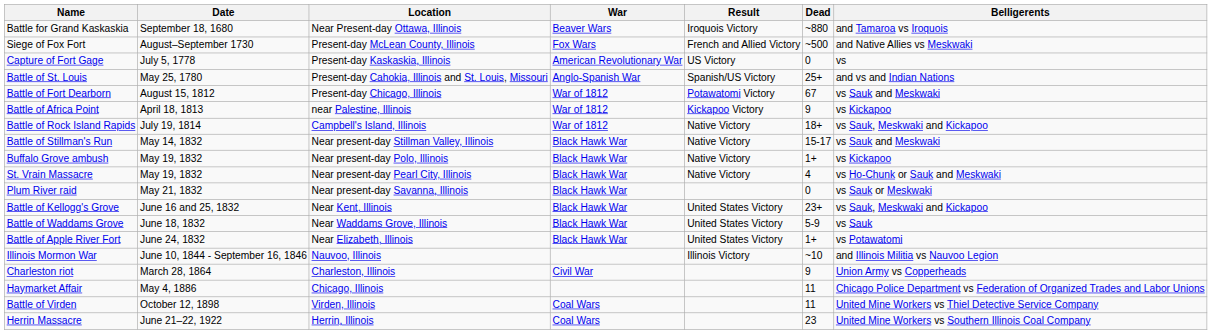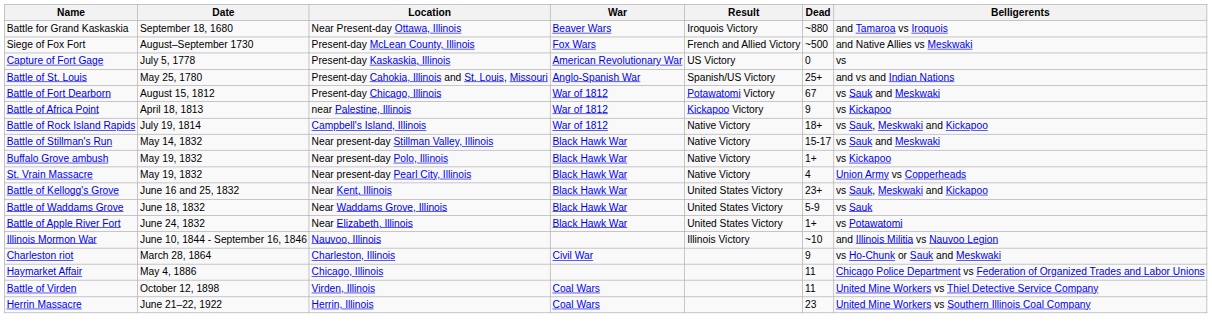(918, 175) vs Ho-Chunk or Sauk and Meskwaki -> (901, 175) Union Army vs Copperheads
- row: (42, 191)
(901, 272) Union Army vs Copperheads -> (918, 256) vs Ho-Chunk or Sauk and Meskwaki
